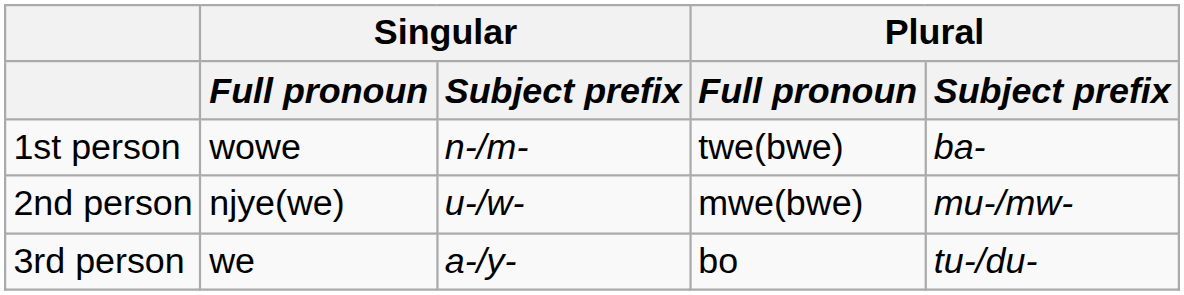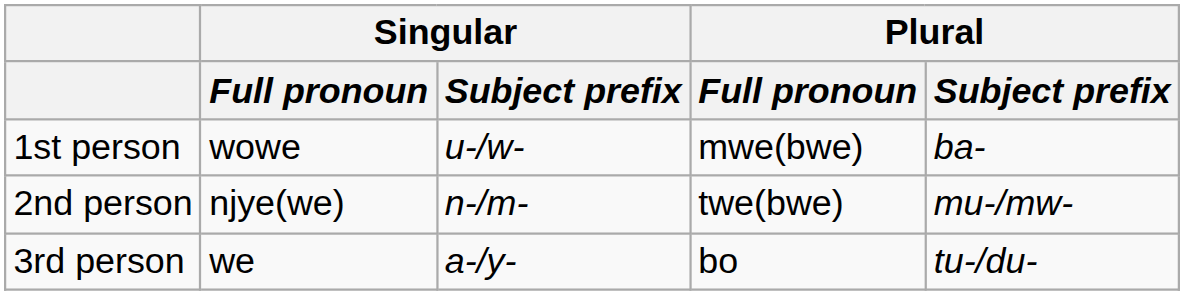(487, 146) n-/m- -> (485, 146) u-/w-
(771, 146) twe(bwe) -> (781, 146) mwe(bwe)
(485, 203) u-/w- -> (487, 203) n-/m-
(781, 203) mwe(bwe) -> (771, 203) twe(bwe)
